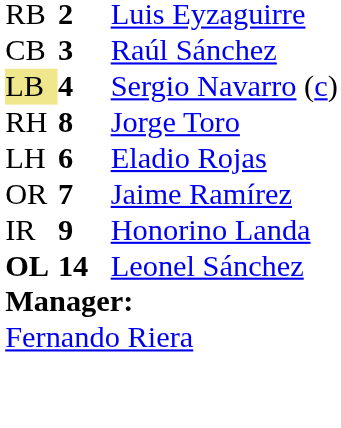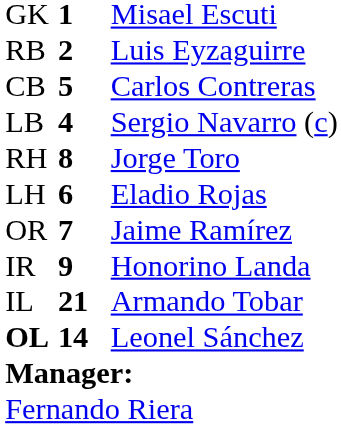+ row: (194, 14)
+ row: (213, 86)
- row: (194, 50)
(25, 86) khaki background -> (25, 121) no background
+ row: (207, 301)
